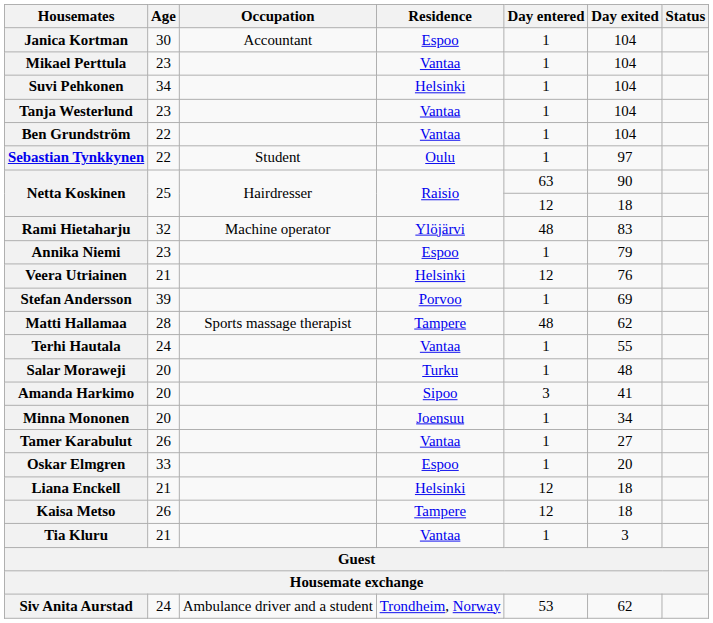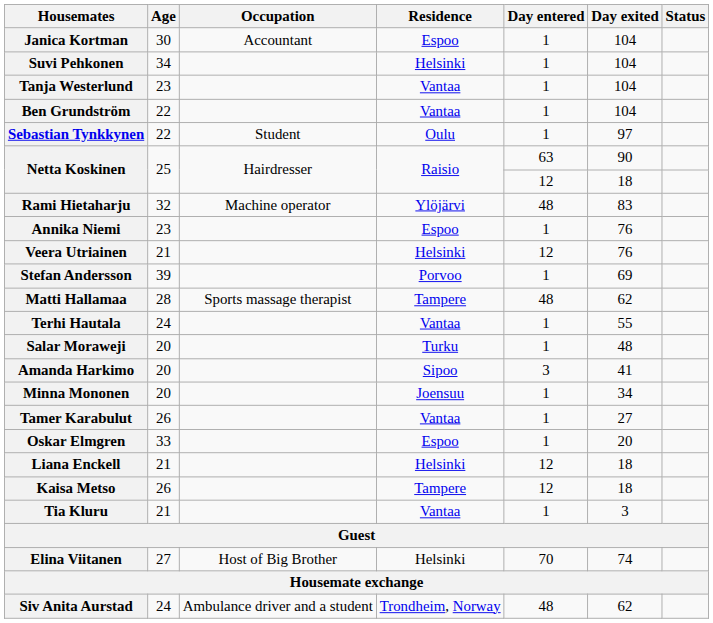- row: (76, 63)
(625, 252) 79 -> (625, 228) 76
+ row: (76, 559)
(546, 606) 53 -> (546, 606) 48
